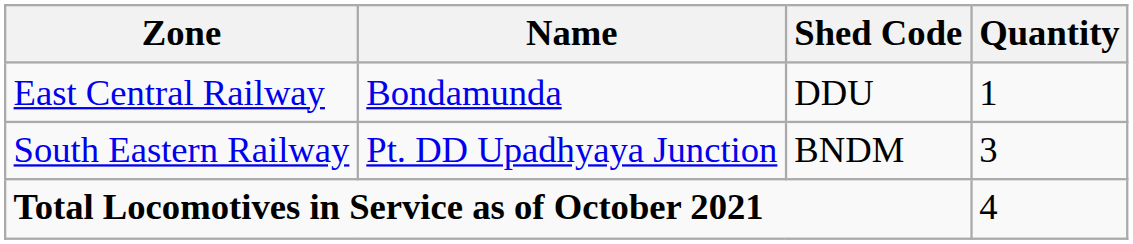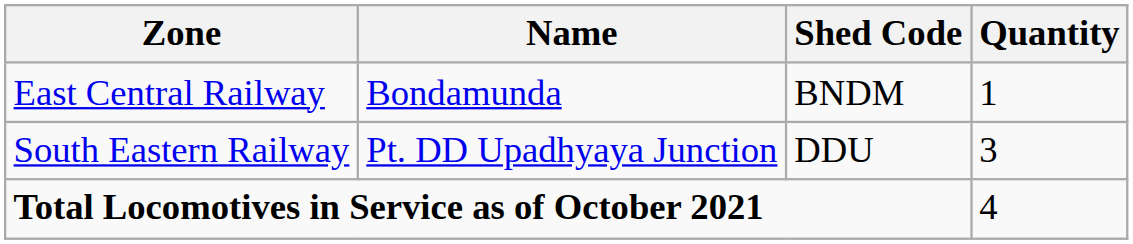(834, 91) DDU -> (849, 91) BNDM
(849, 149) BNDM -> (834, 149) DDU
